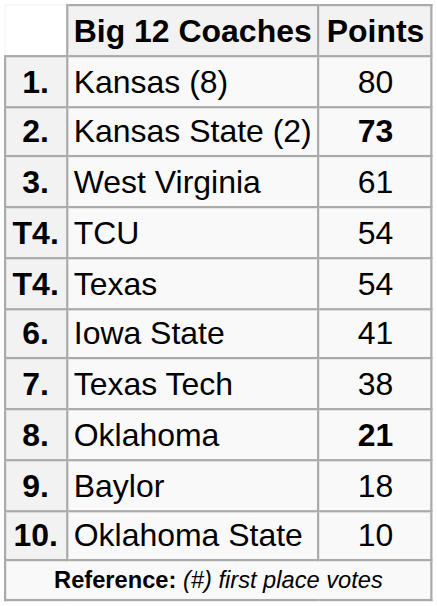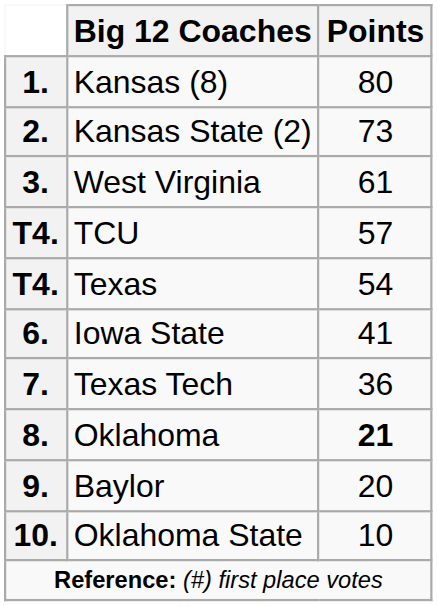(376, 132) bold -> (376, 132) normal
(376, 233) 54 -> (376, 233) 57
(376, 384) 38 -> (376, 384) 36
(376, 485) 18 -> (376, 485) 20
